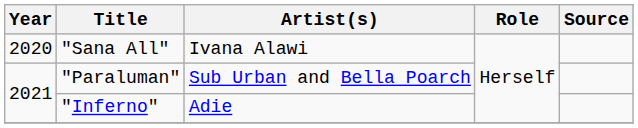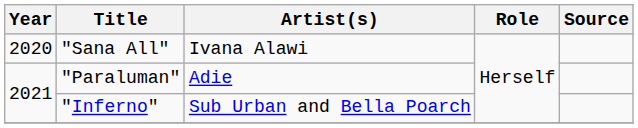(330, 78) Sub Urban and Bella Poarch -> (211, 78) Adie
(211, 108) Adie -> (330, 108) Sub Urban and Bella Poarch
